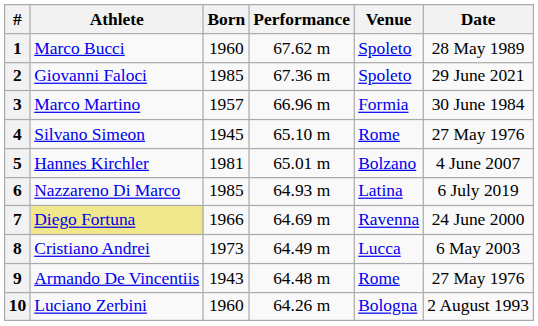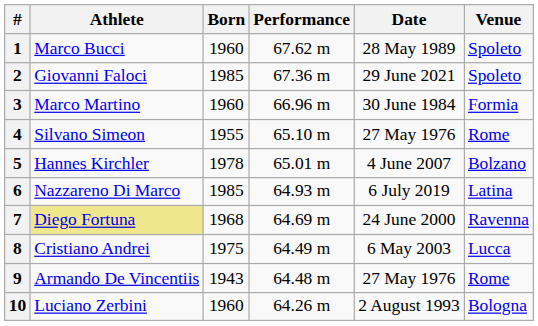columns swapped: (389, 19) <-> (478, 19)
(226, 105) 1957 -> (226, 105) 1960
(226, 134) 1945 -> (226, 134) 1955
(226, 162) 1981 -> (226, 162) 1978
(226, 220) 1966 -> (226, 220) 1968
(226, 249) 1973 -> (226, 249) 1975
